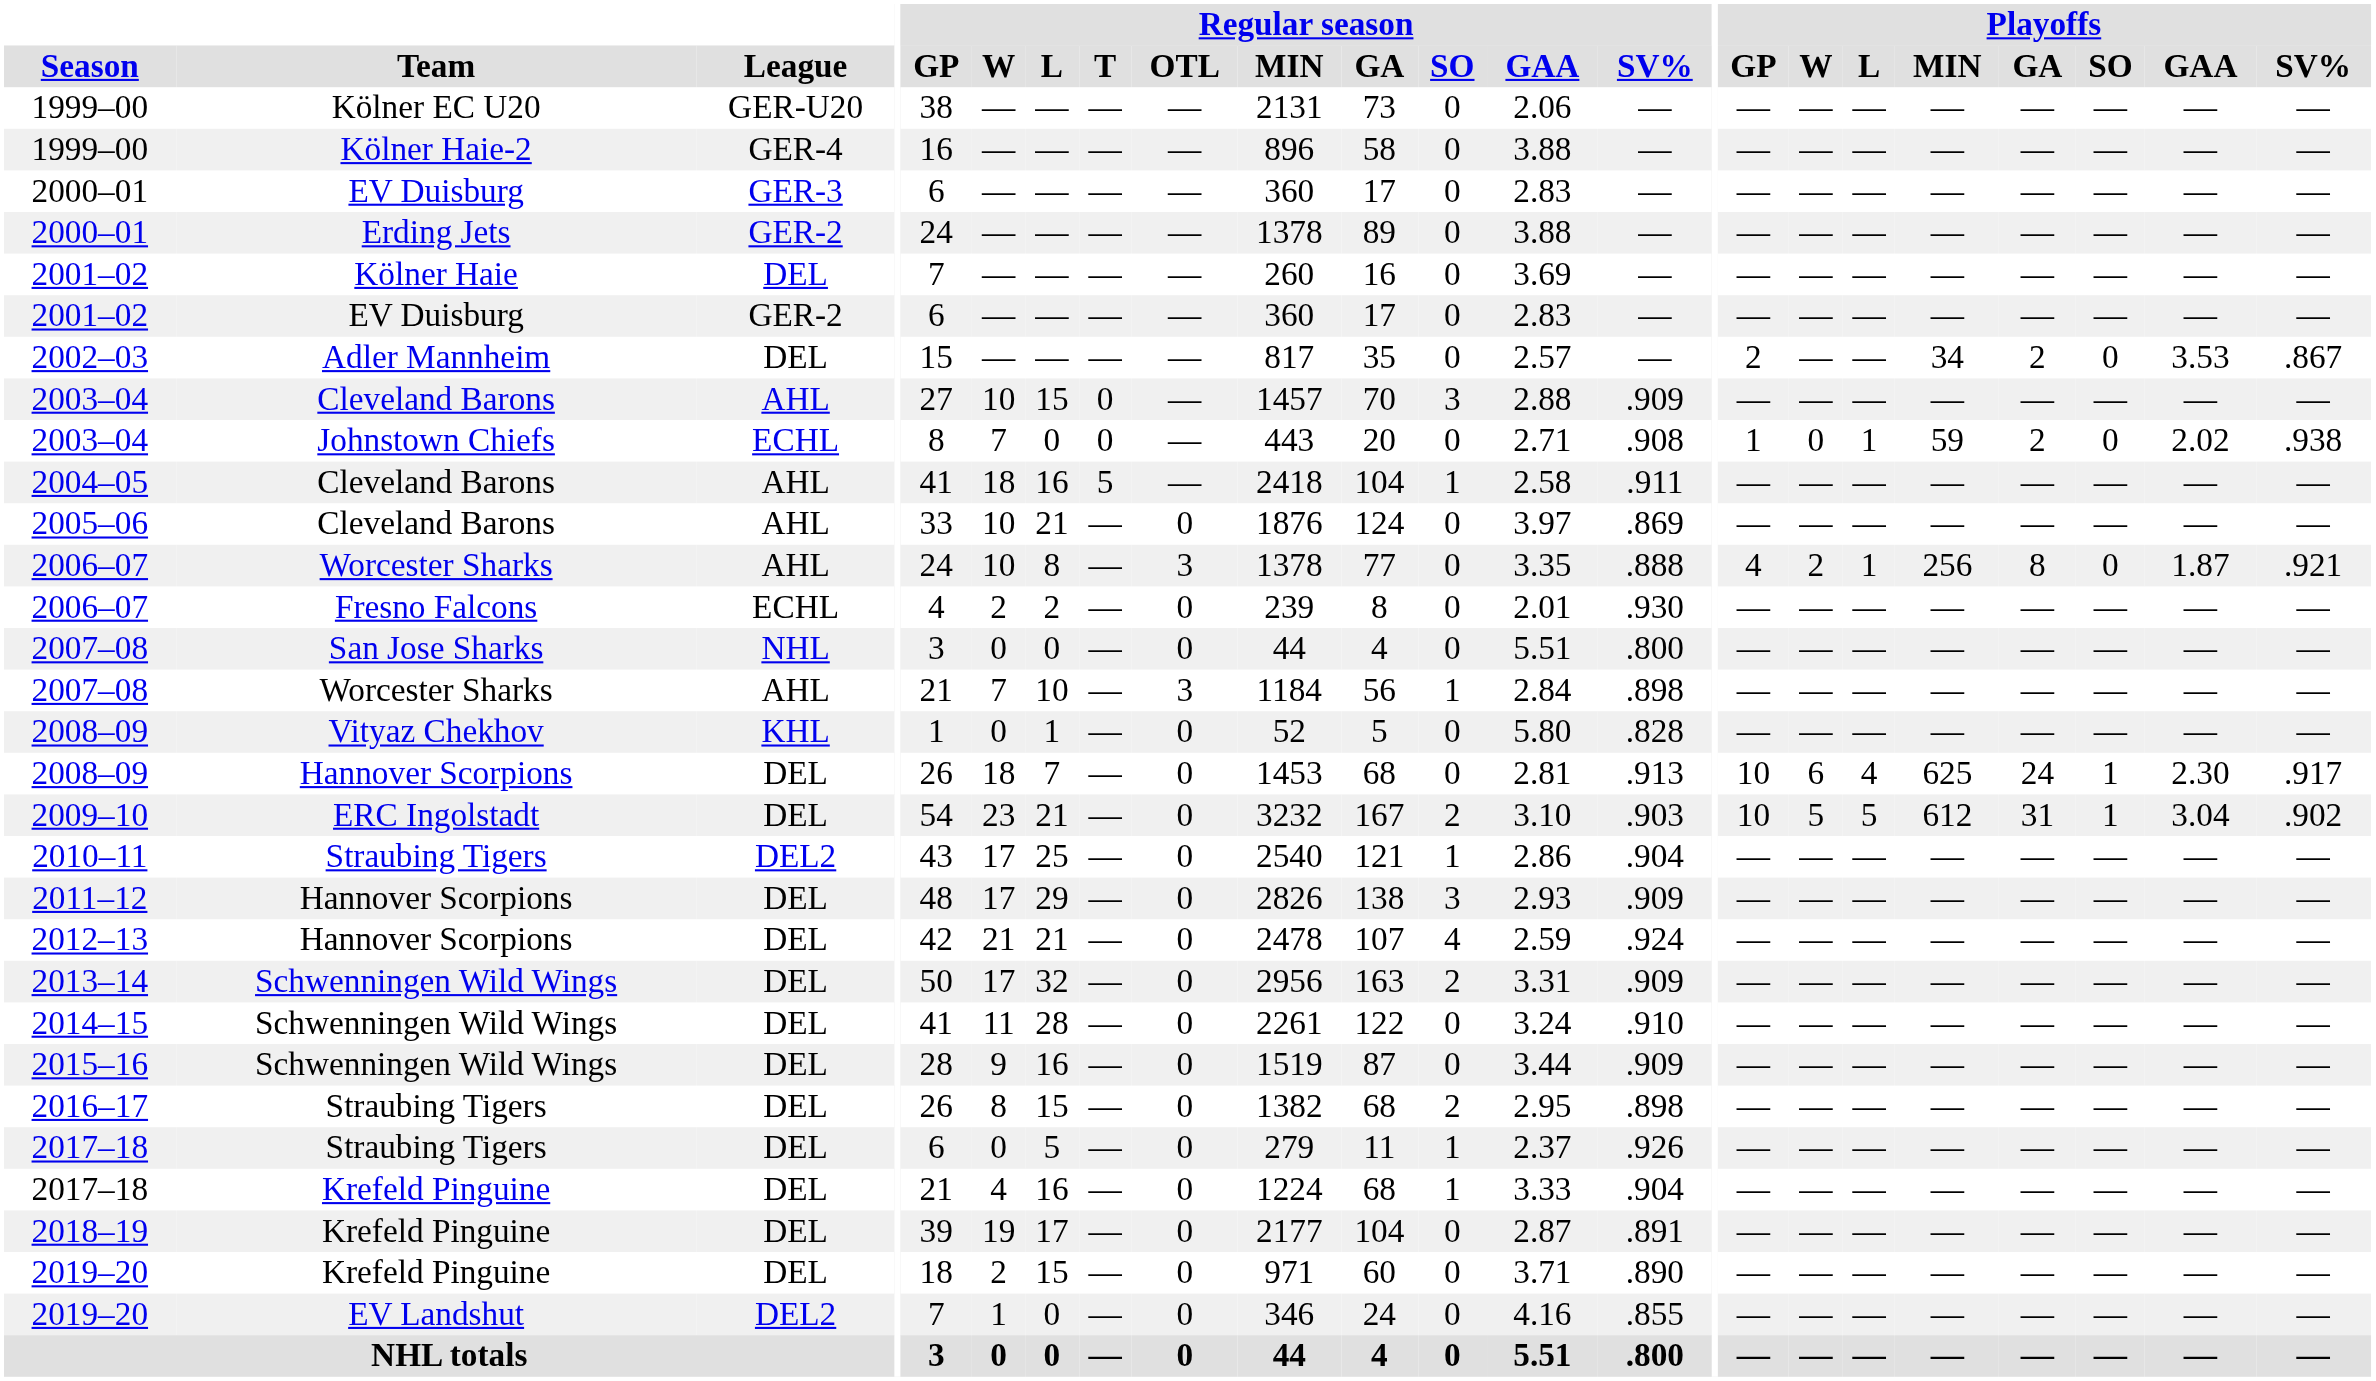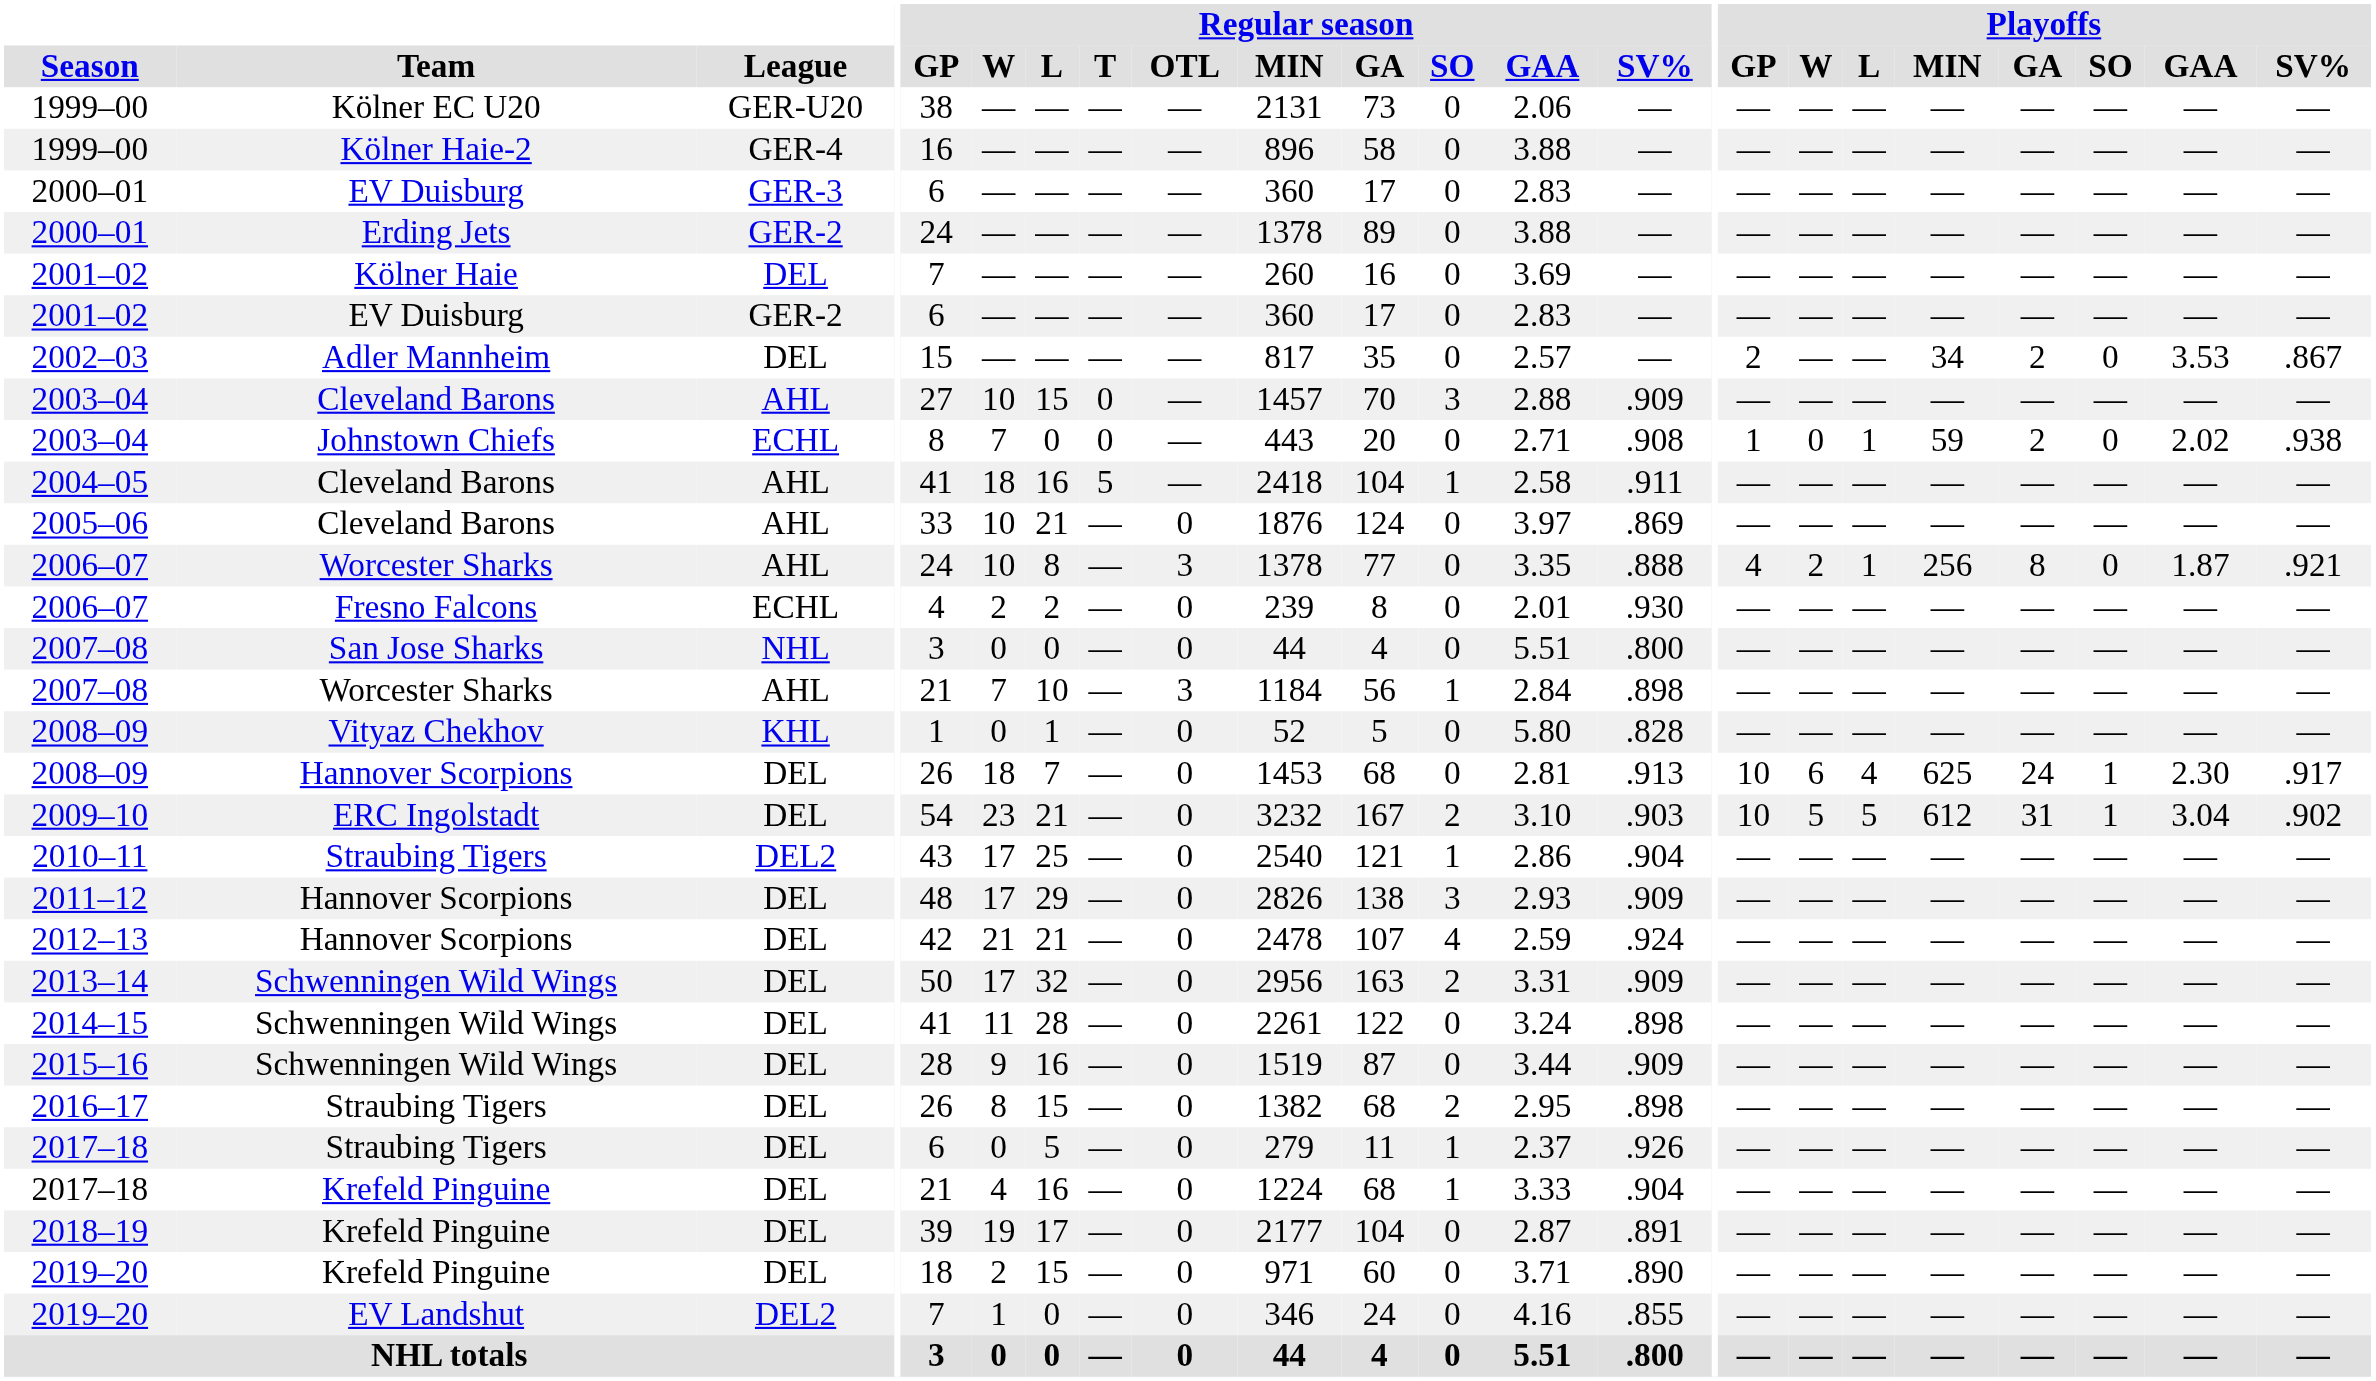(1655, 1022) .910 -> (1655, 1022) .898
